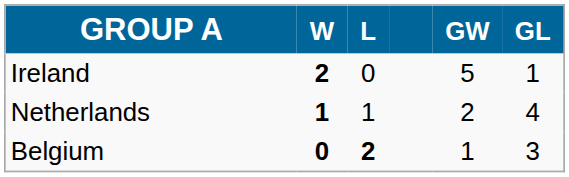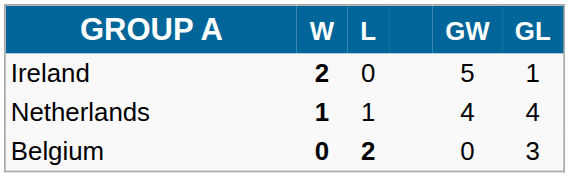(467, 112) 2 -> (467, 112) 4
(467, 151) 1 -> (467, 151) 0
